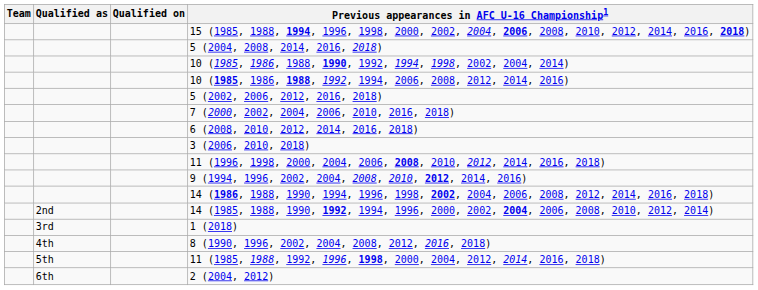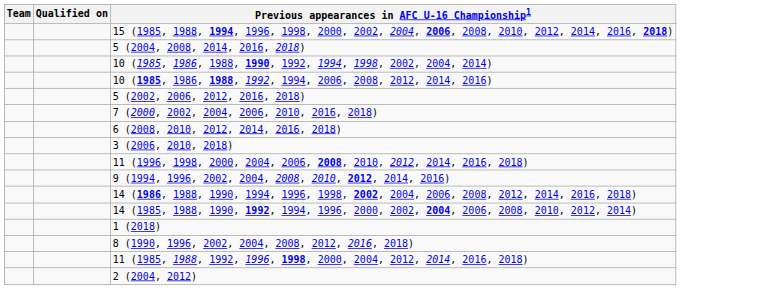- column: (72, 14)
